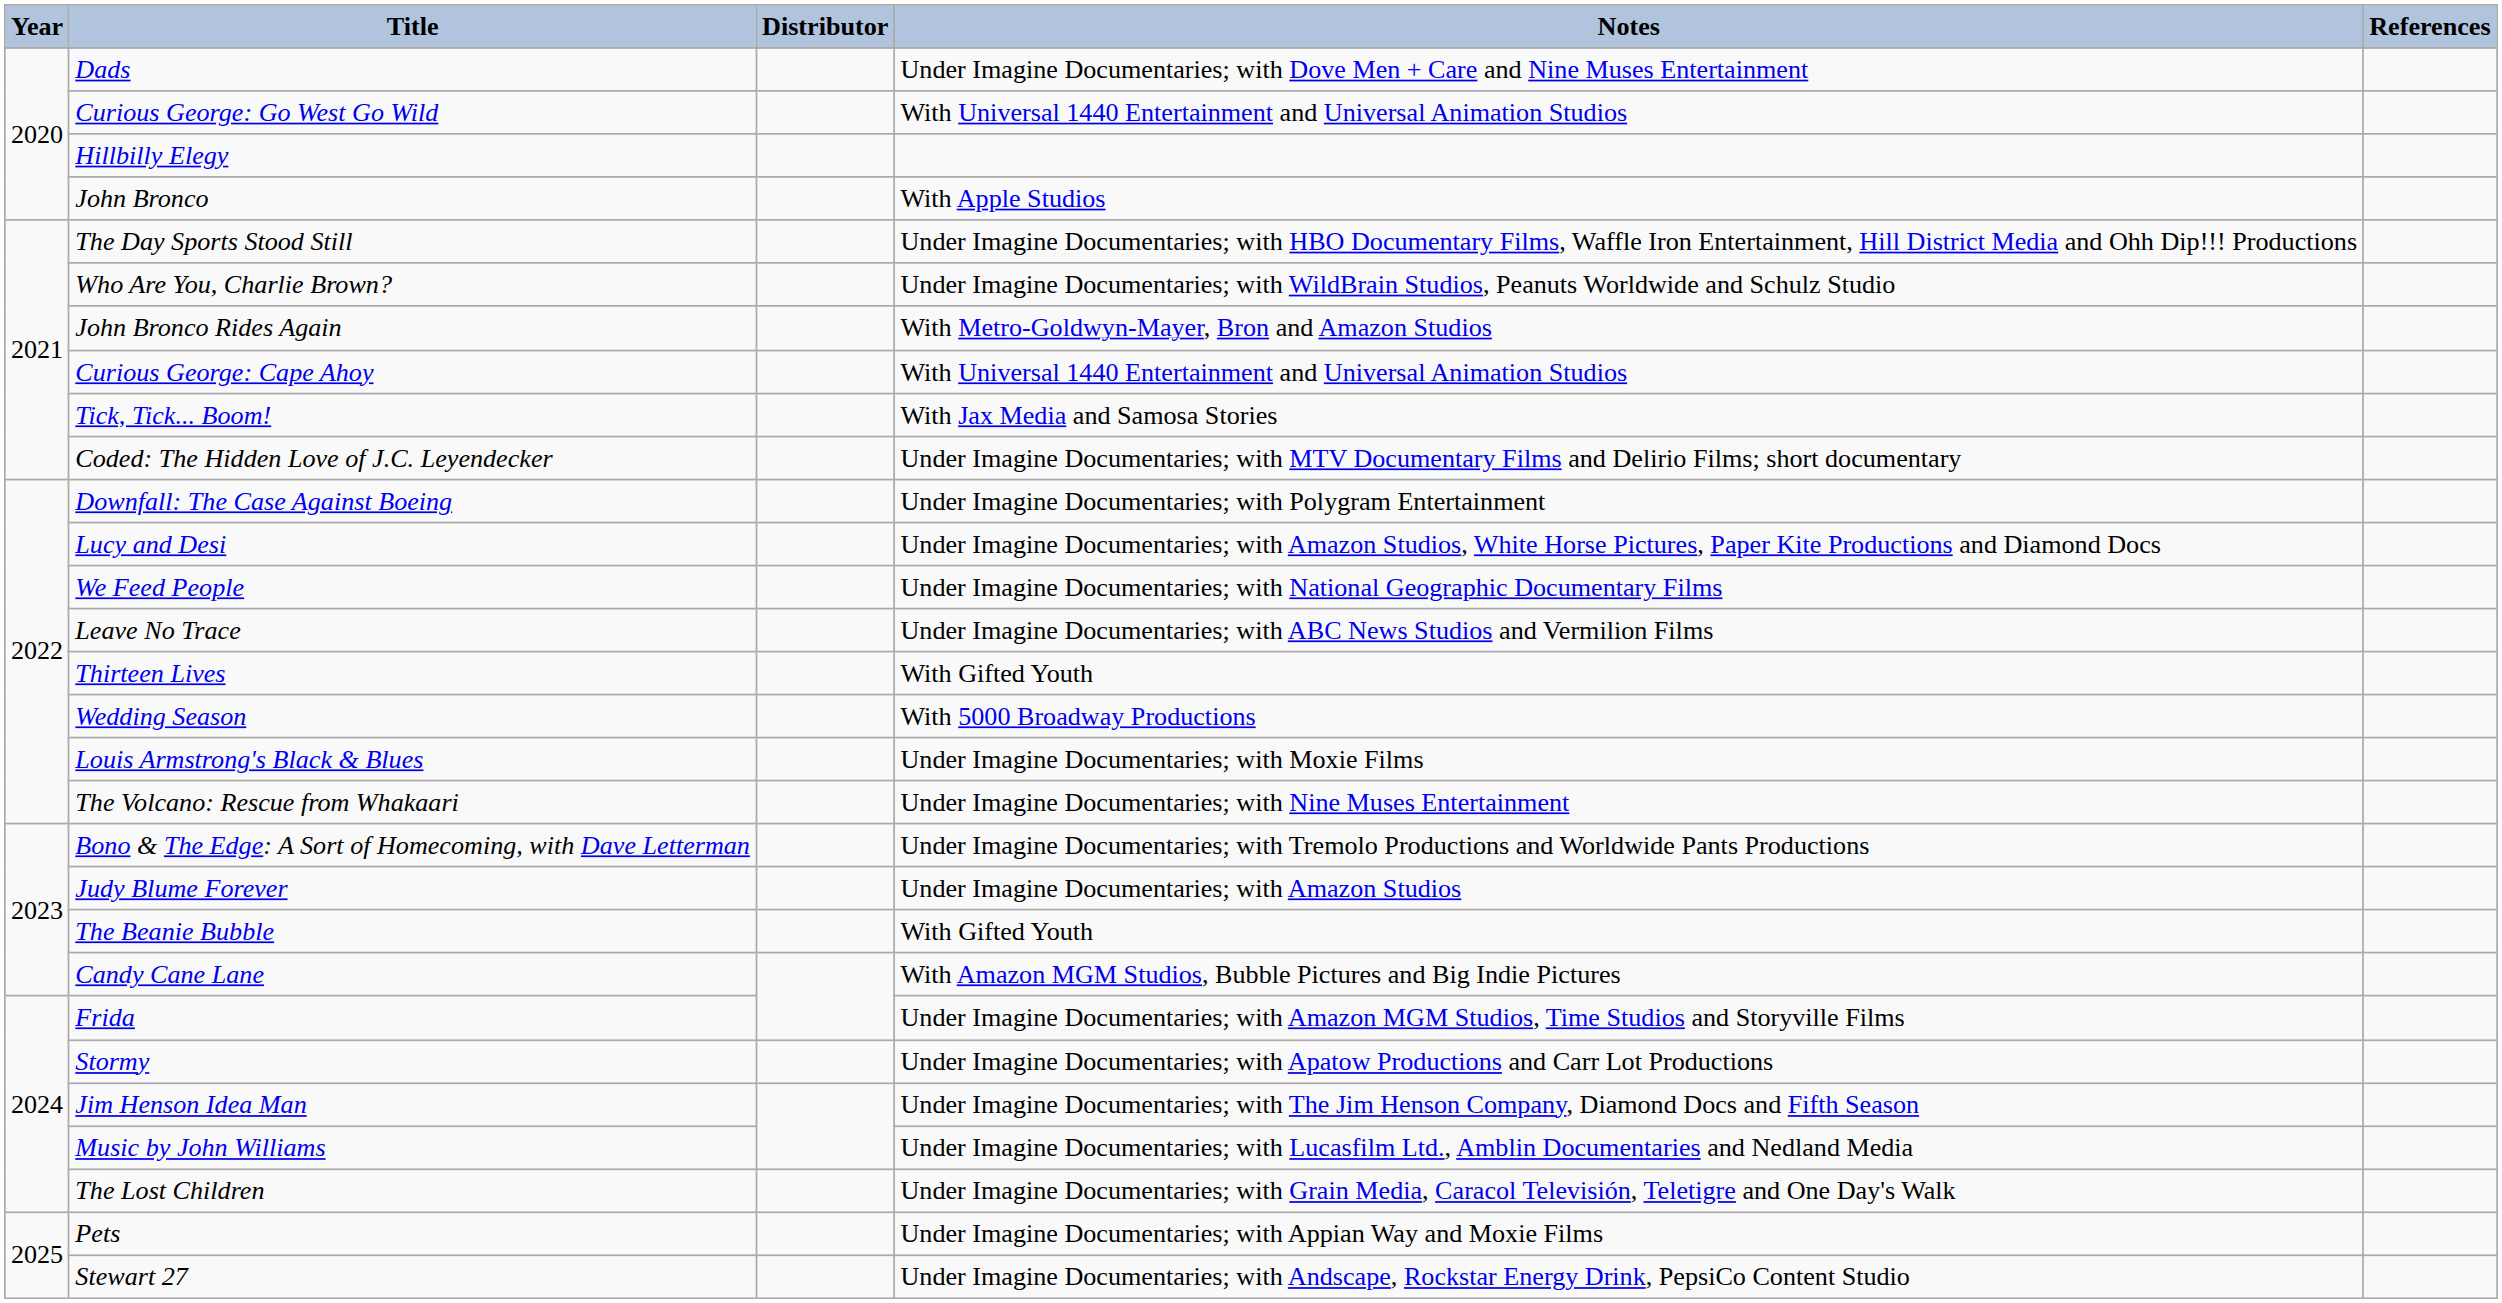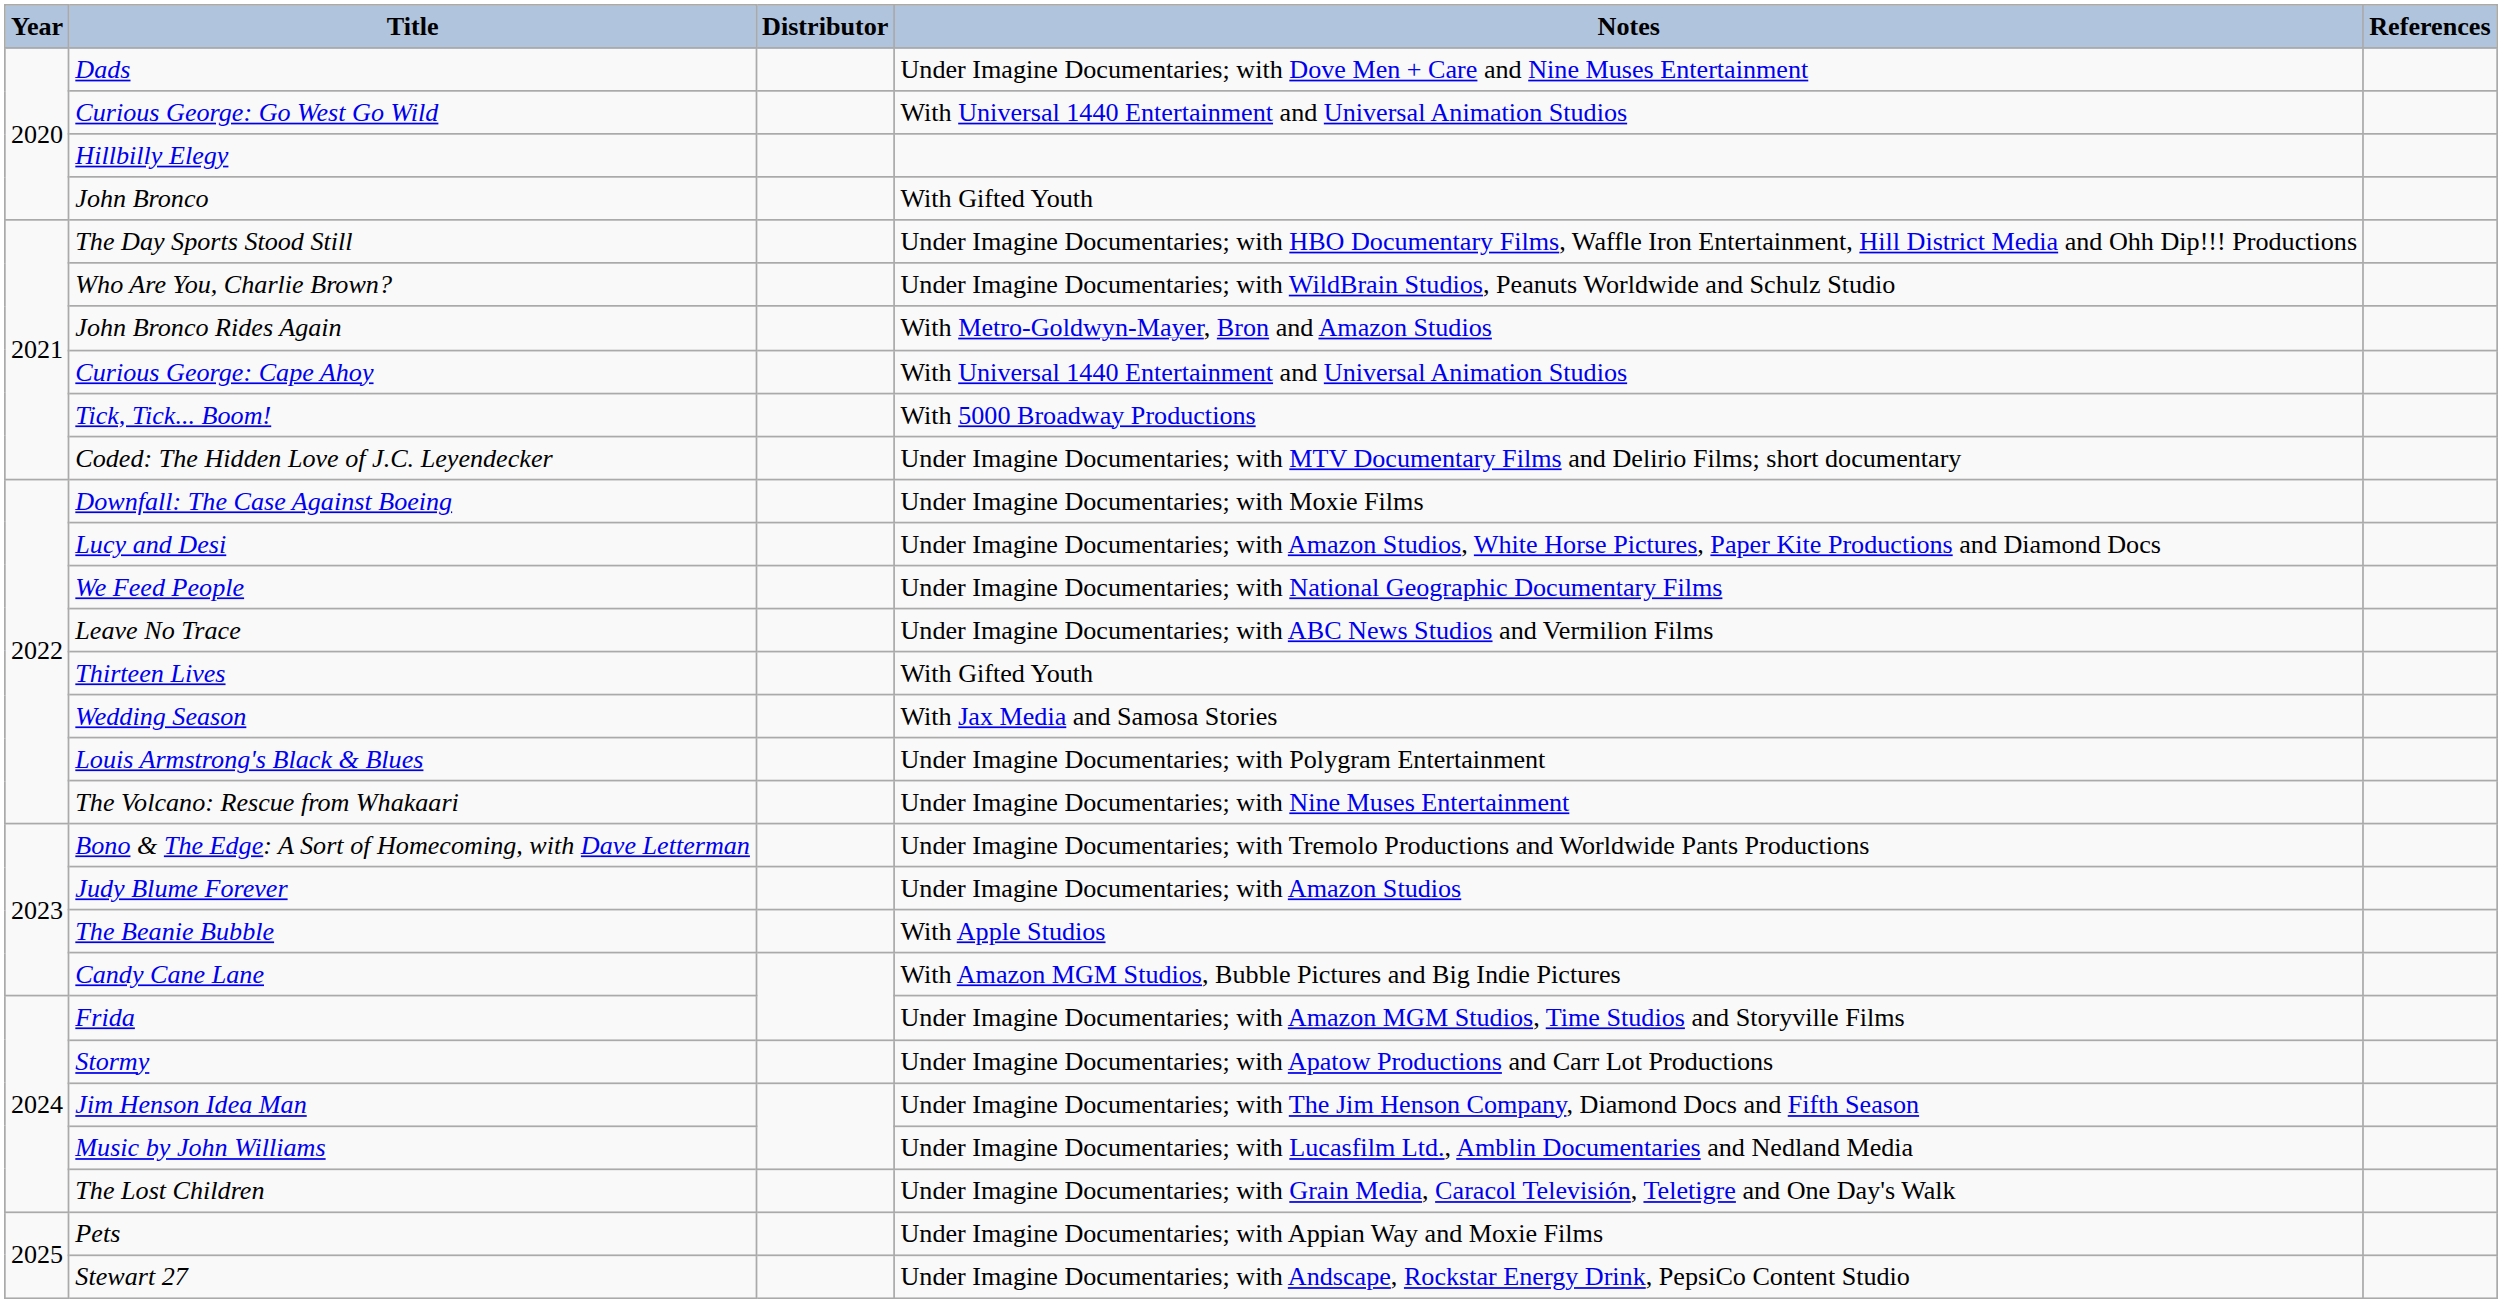(1003, 198) With Apple Studios -> (997, 198) With Gifted Youth
(1089, 414) With Jax Media and Samosa Stories -> (1078, 414) With 5000 Broadway Productions
(1223, 500) Under Imagine Documentaries; with Polygram Entertainment -> (1162, 500) Under Imagine Documentaries; with Moxie Films
(1078, 715) With 5000 Broadway Productions -> (1089, 715) With Jax Media and Samosa Stories
(1162, 759) Under Imagine Documentaries; with Moxie Films -> (1223, 759) Under Imagine Documentaries; with Polygram Entertainment
(997, 931) With Gifted Youth -> (1003, 931) With Apple Studios
